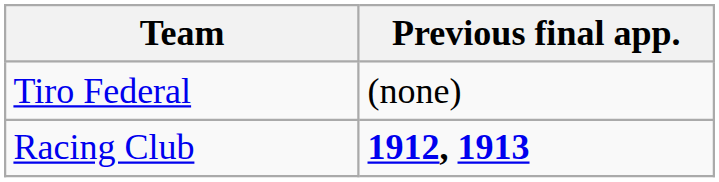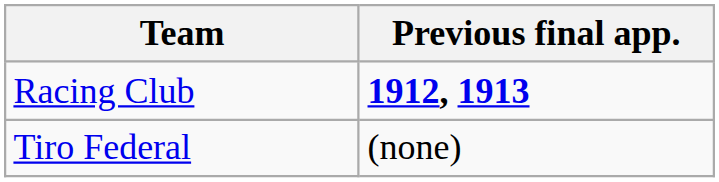rows swapped: (104, 147) <-> (102, 90)
